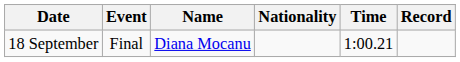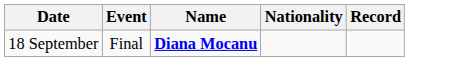- column: (369, 17)
(203, 43) normal -> (206, 43) bold
